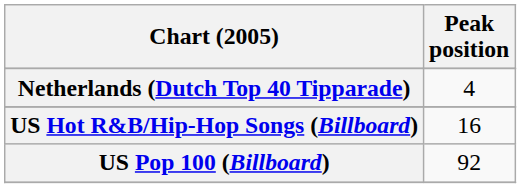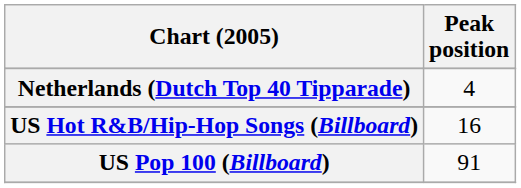(469, 162) 92 -> (469, 162) 91
